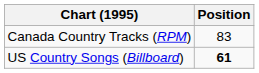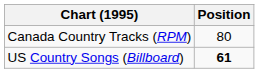(224, 36) 83 -> (224, 36) 80
